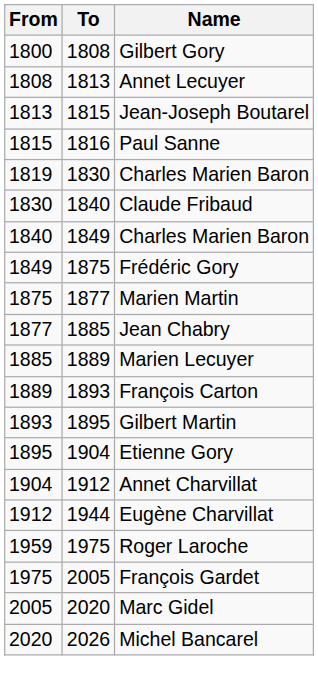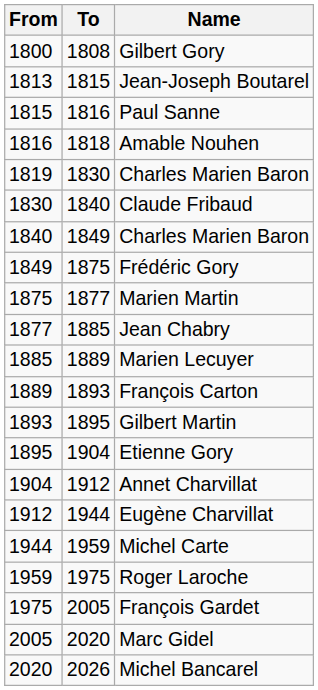- row: (31, 81)
+ row: (31, 143)
+ row: (31, 546)
